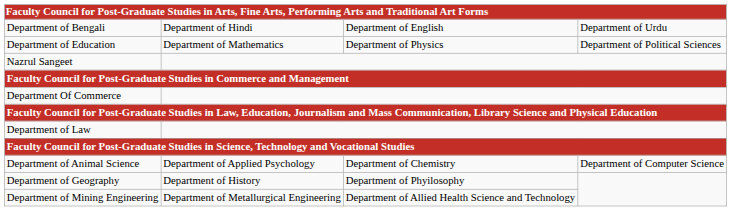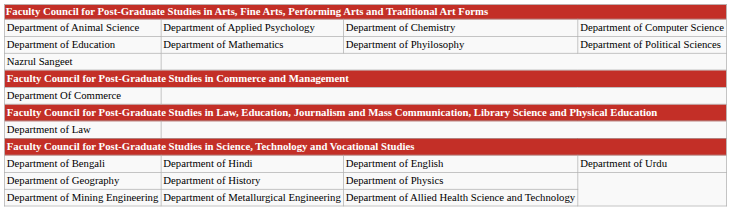rows swapped: (56, 27) <-> (73, 163)
(395, 44) Department of Physics -> (405, 44) Department of Phyilosophy
(405, 180) Department of Phyilosophy -> (395, 180) Department of Physics
